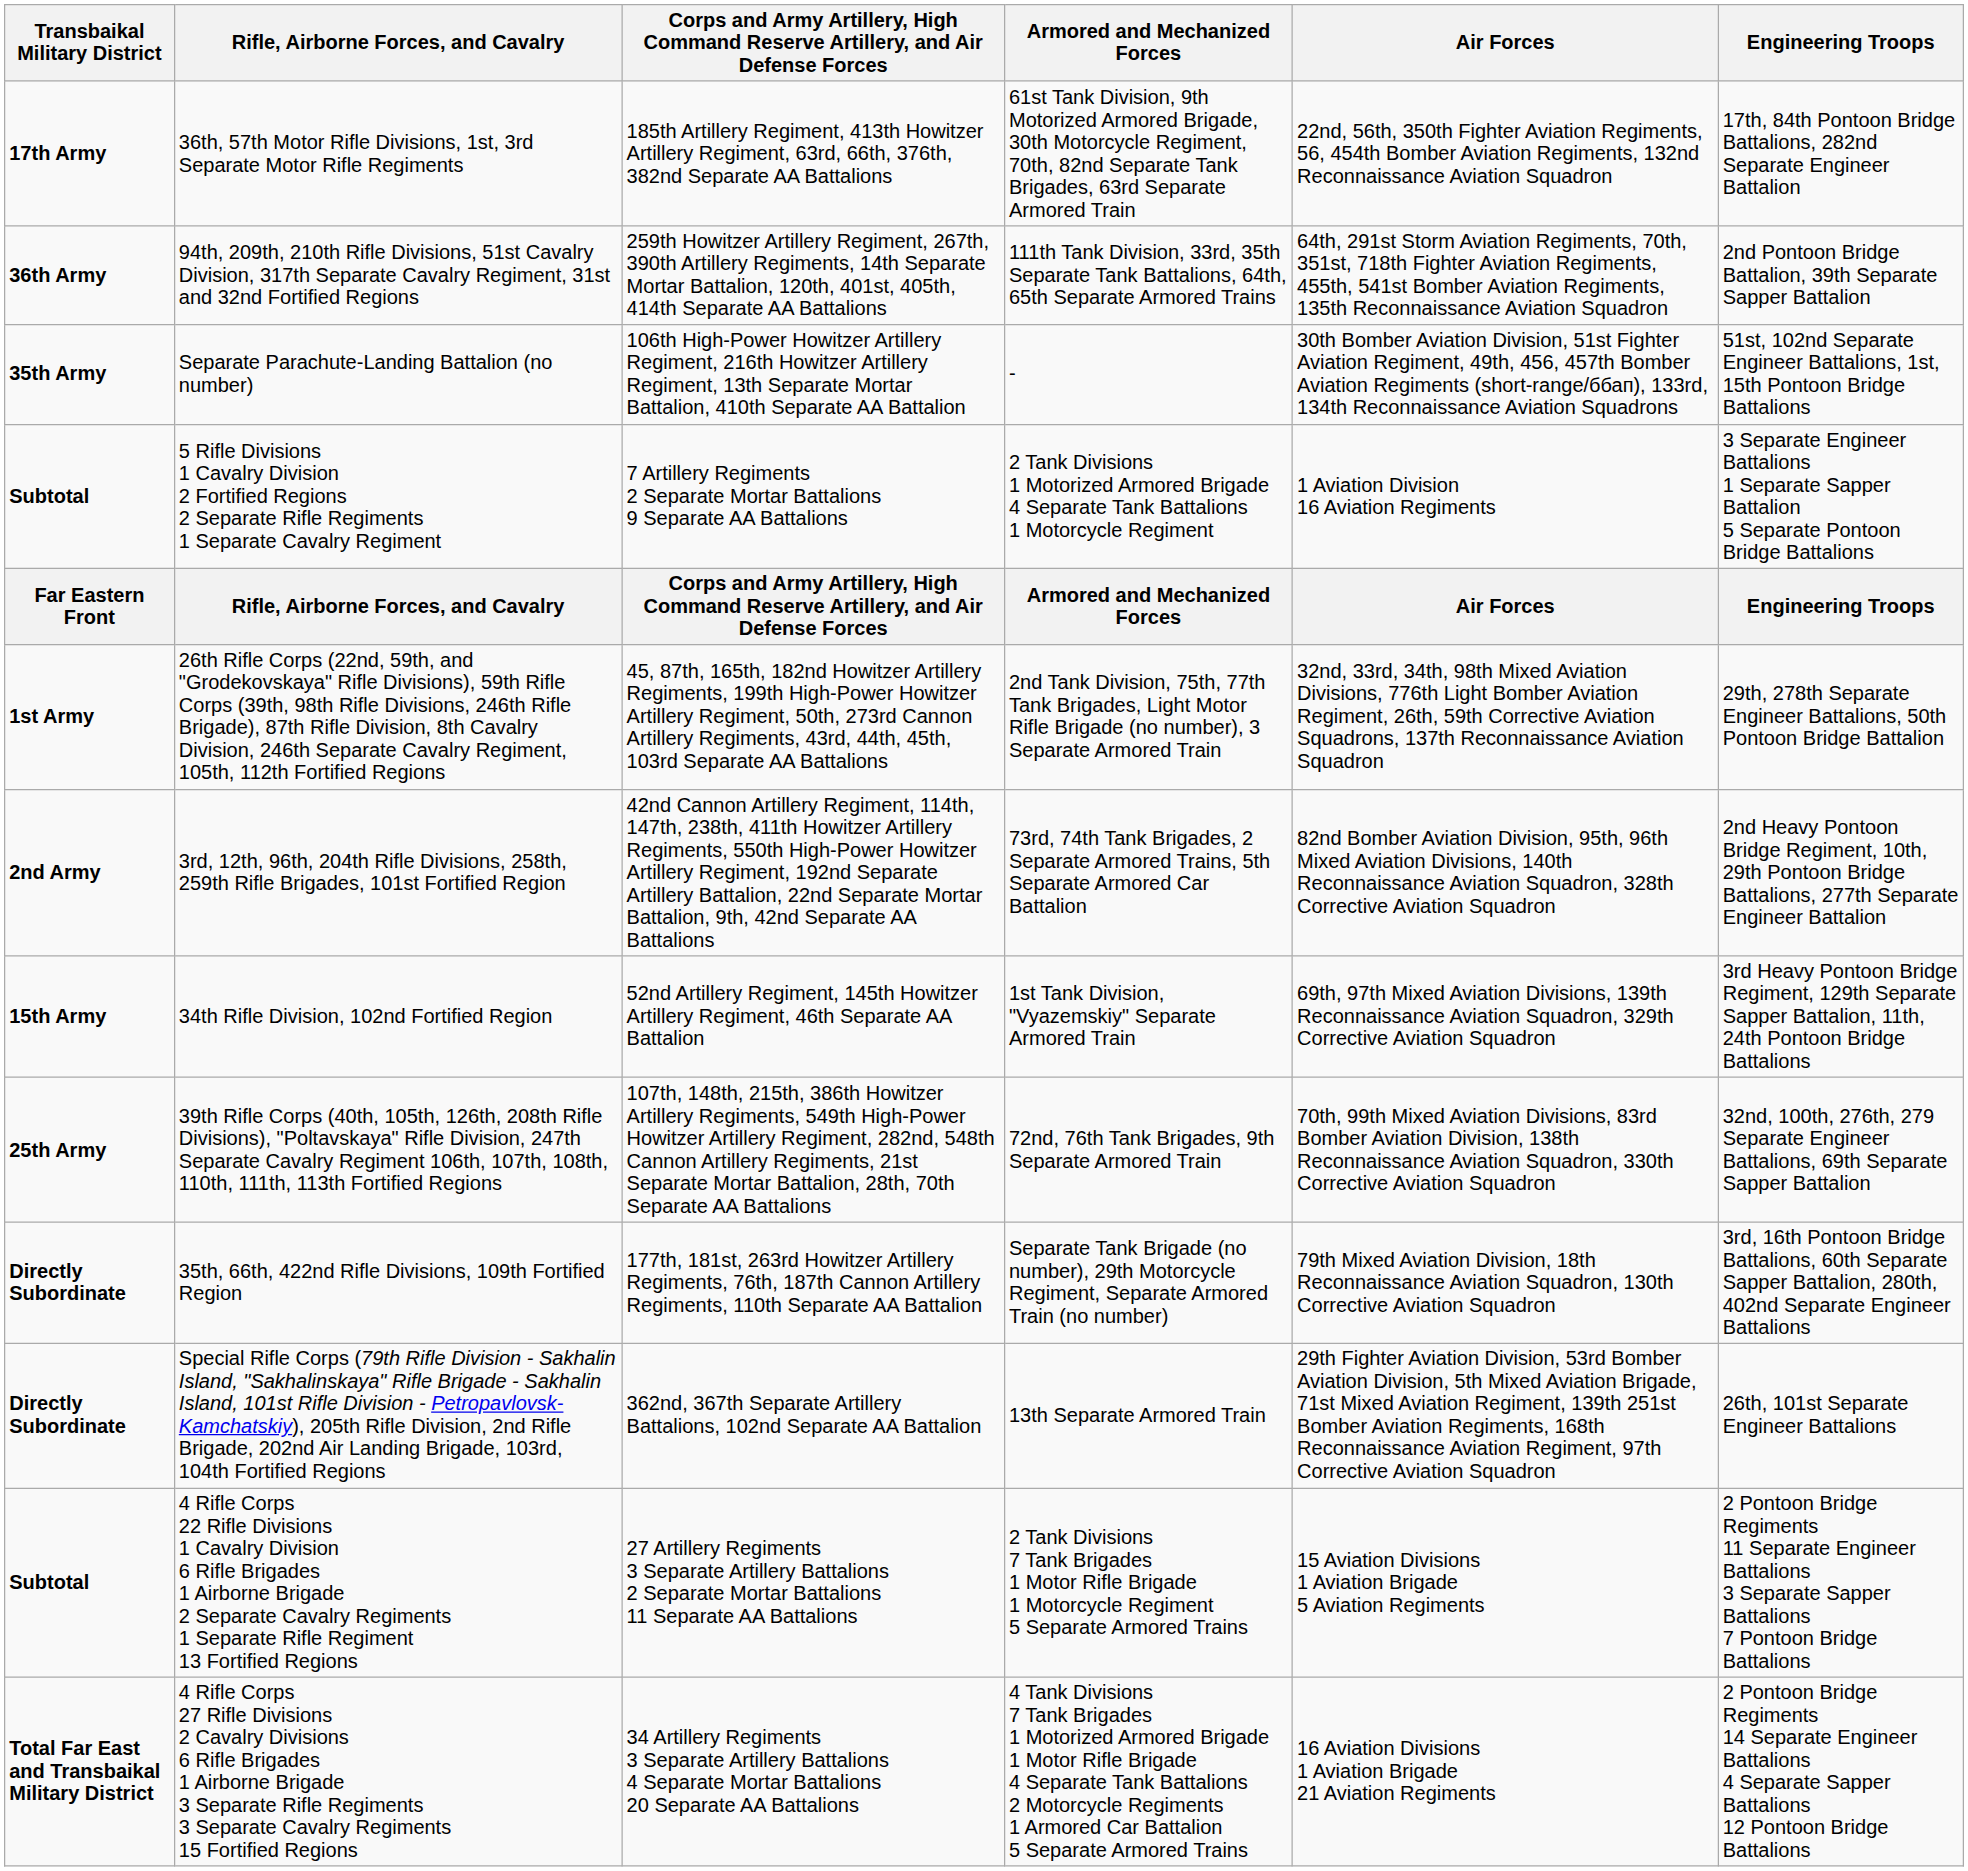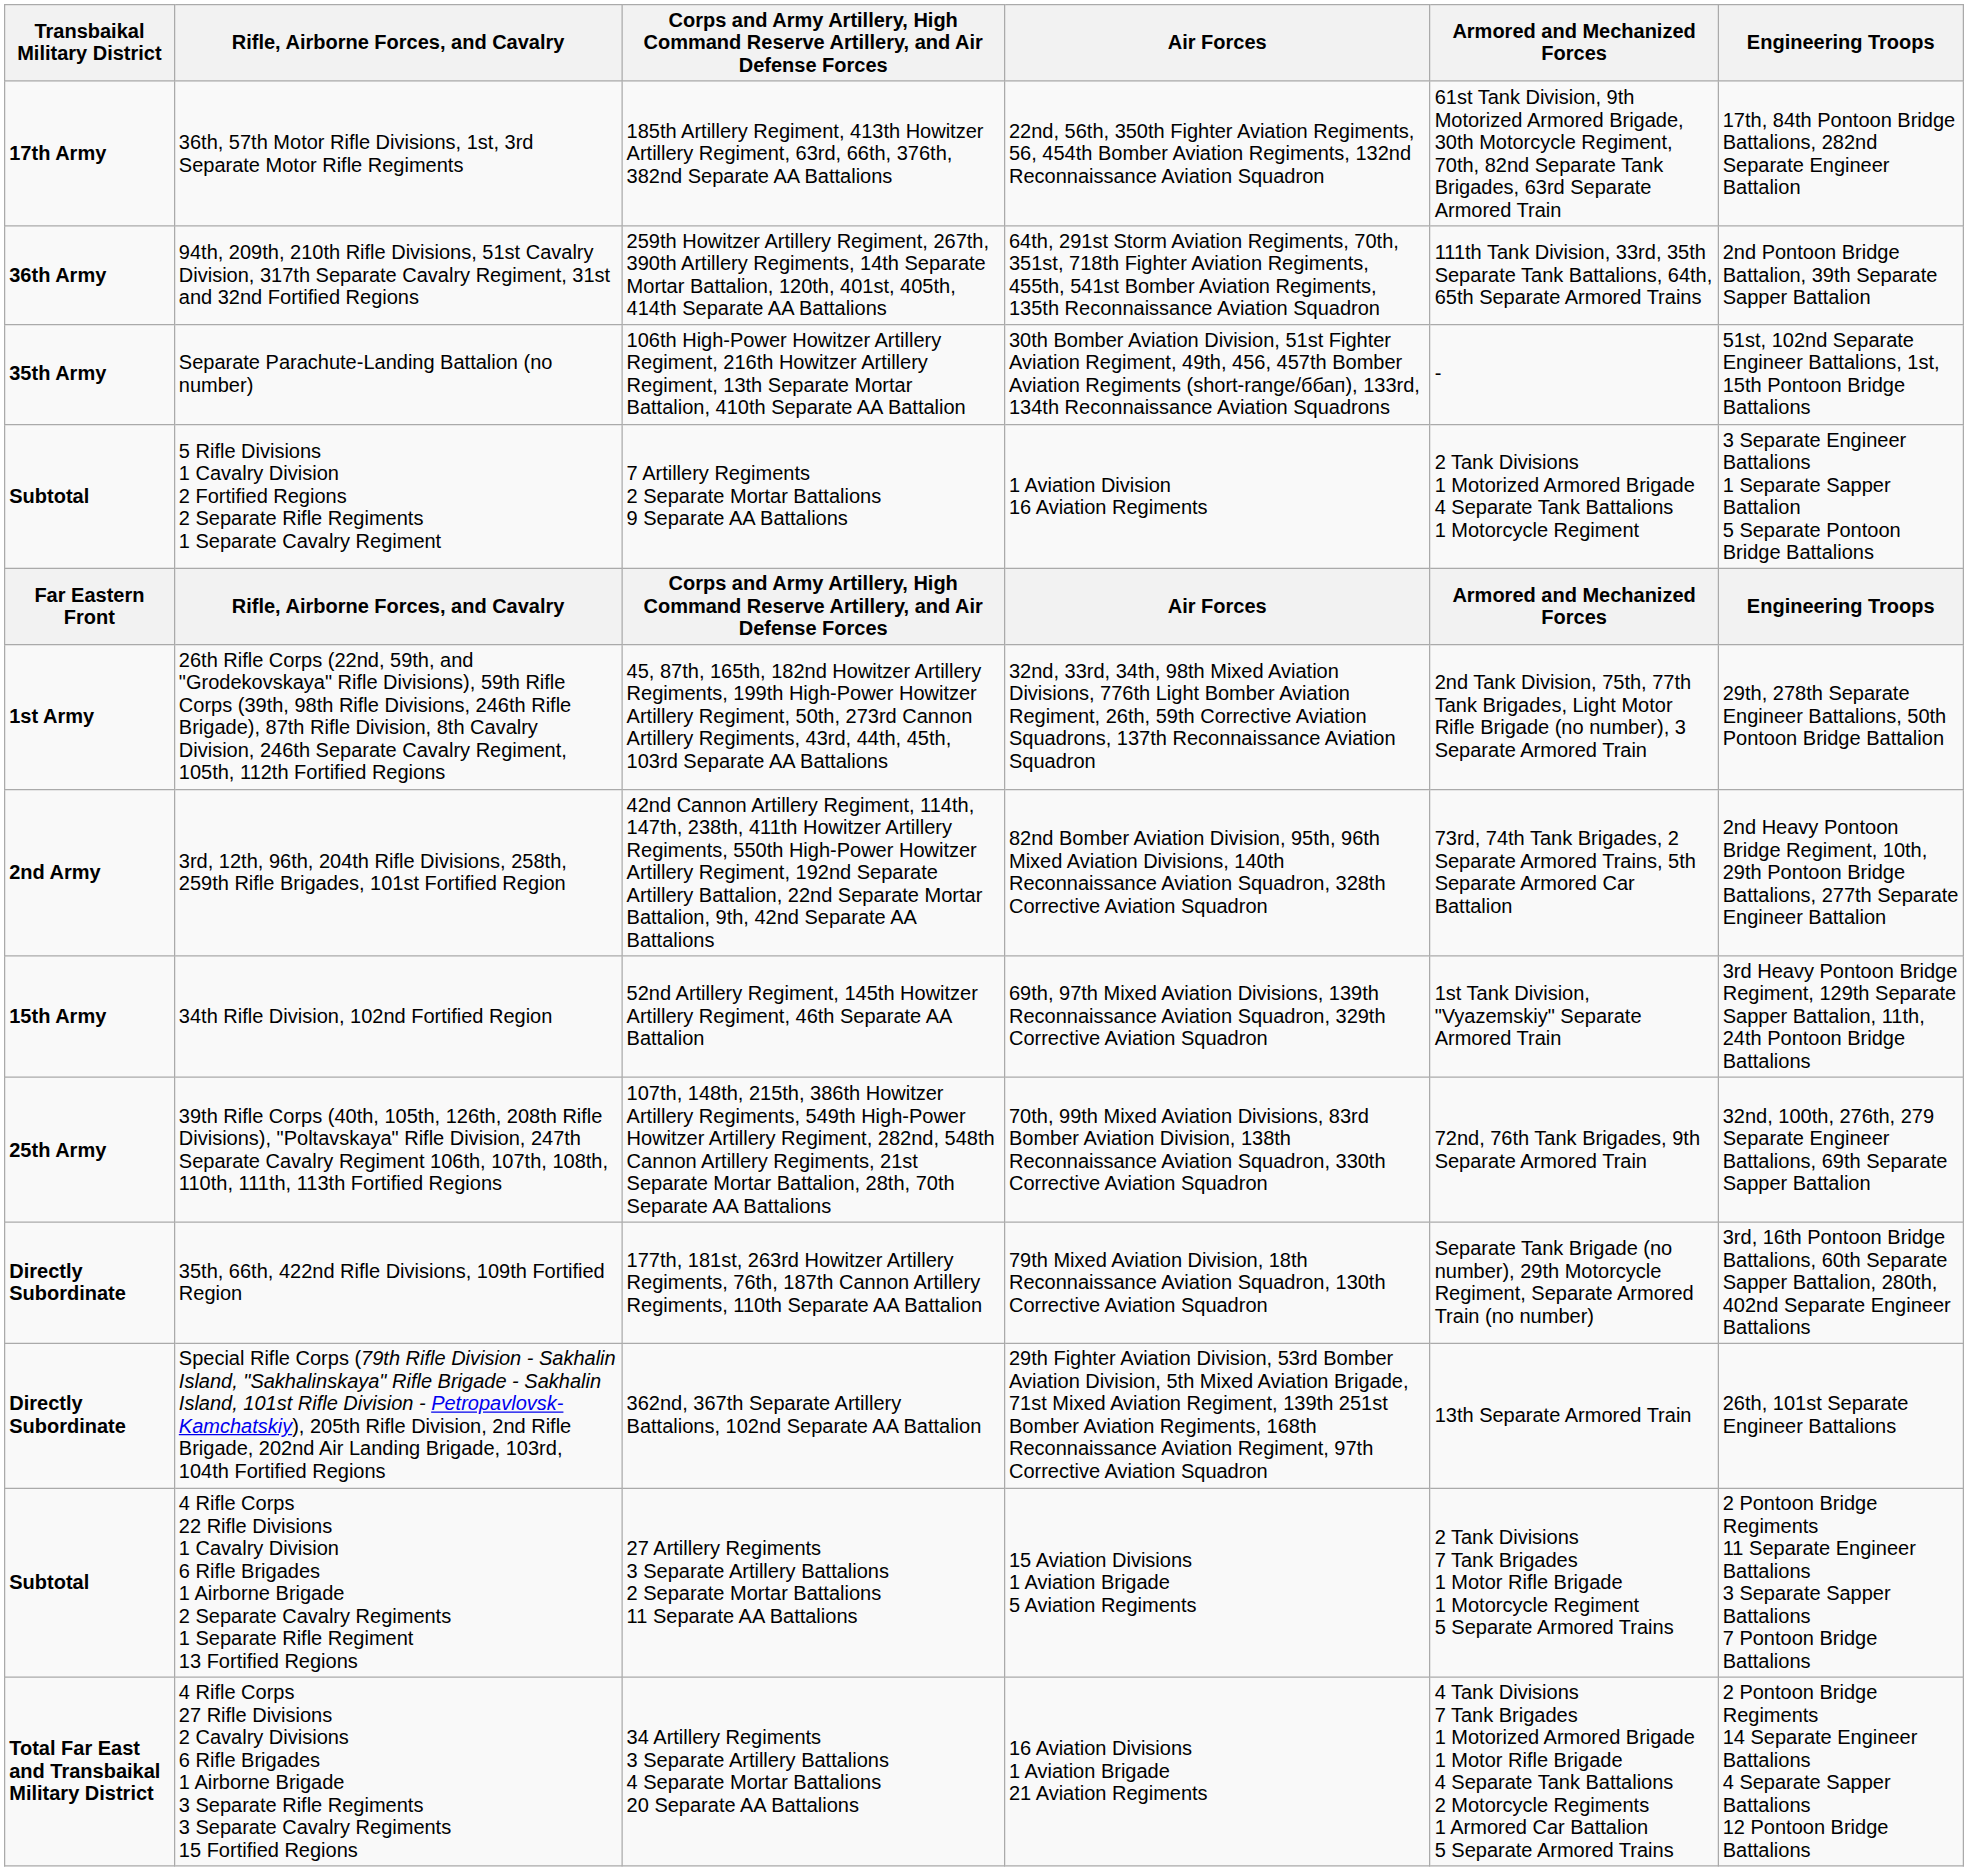columns swapped: (1148, 42) <-> (1505, 42)
